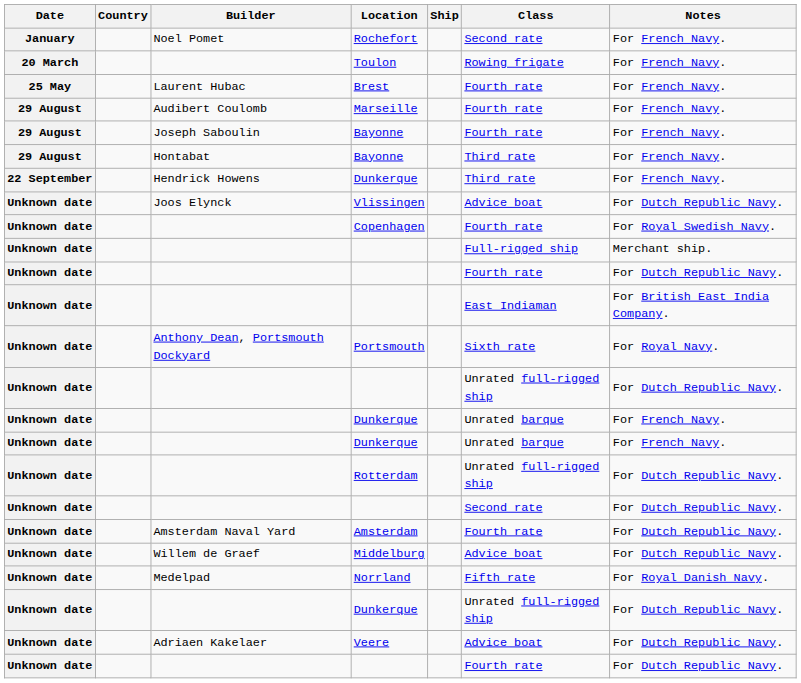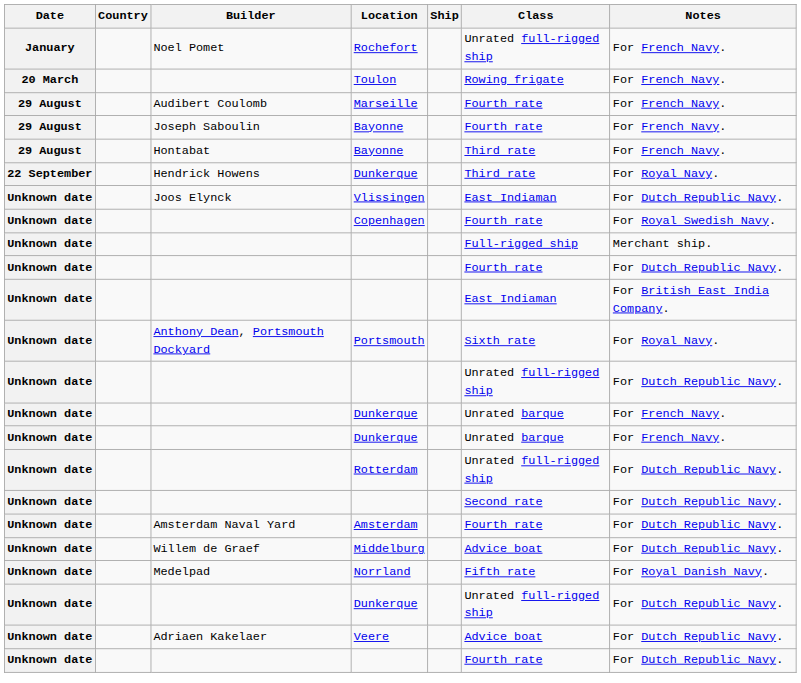(503, 39) Second rate -> (532, 48) Unrated full-rigged ship
- row: (200, 86)
(670, 180) For French Navy. -> (666, 174) For Royal Navy.
(503, 203) Advice boat -> (511, 197) East Indiaman
